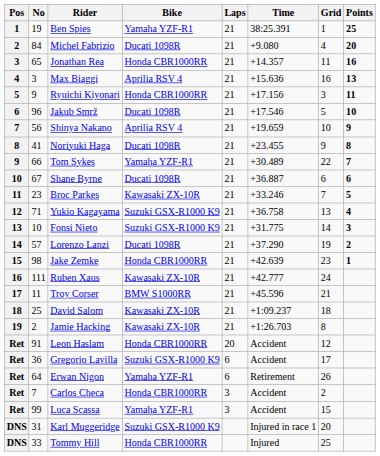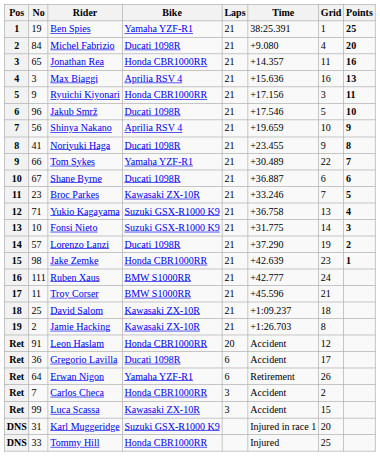(162, 277) Kawasaki ZX-10R -> (158, 277) BMW S1000RR
(172, 360) Suzuki GSX-R1000 K9 -> (152, 360) Ducati 1098R
(159, 409) Yamaha YZF-R1 -> (162, 409) Kawasaki ZX-10R
